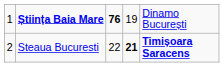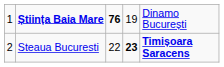(131, 48) 21 -> (131, 48) 23
